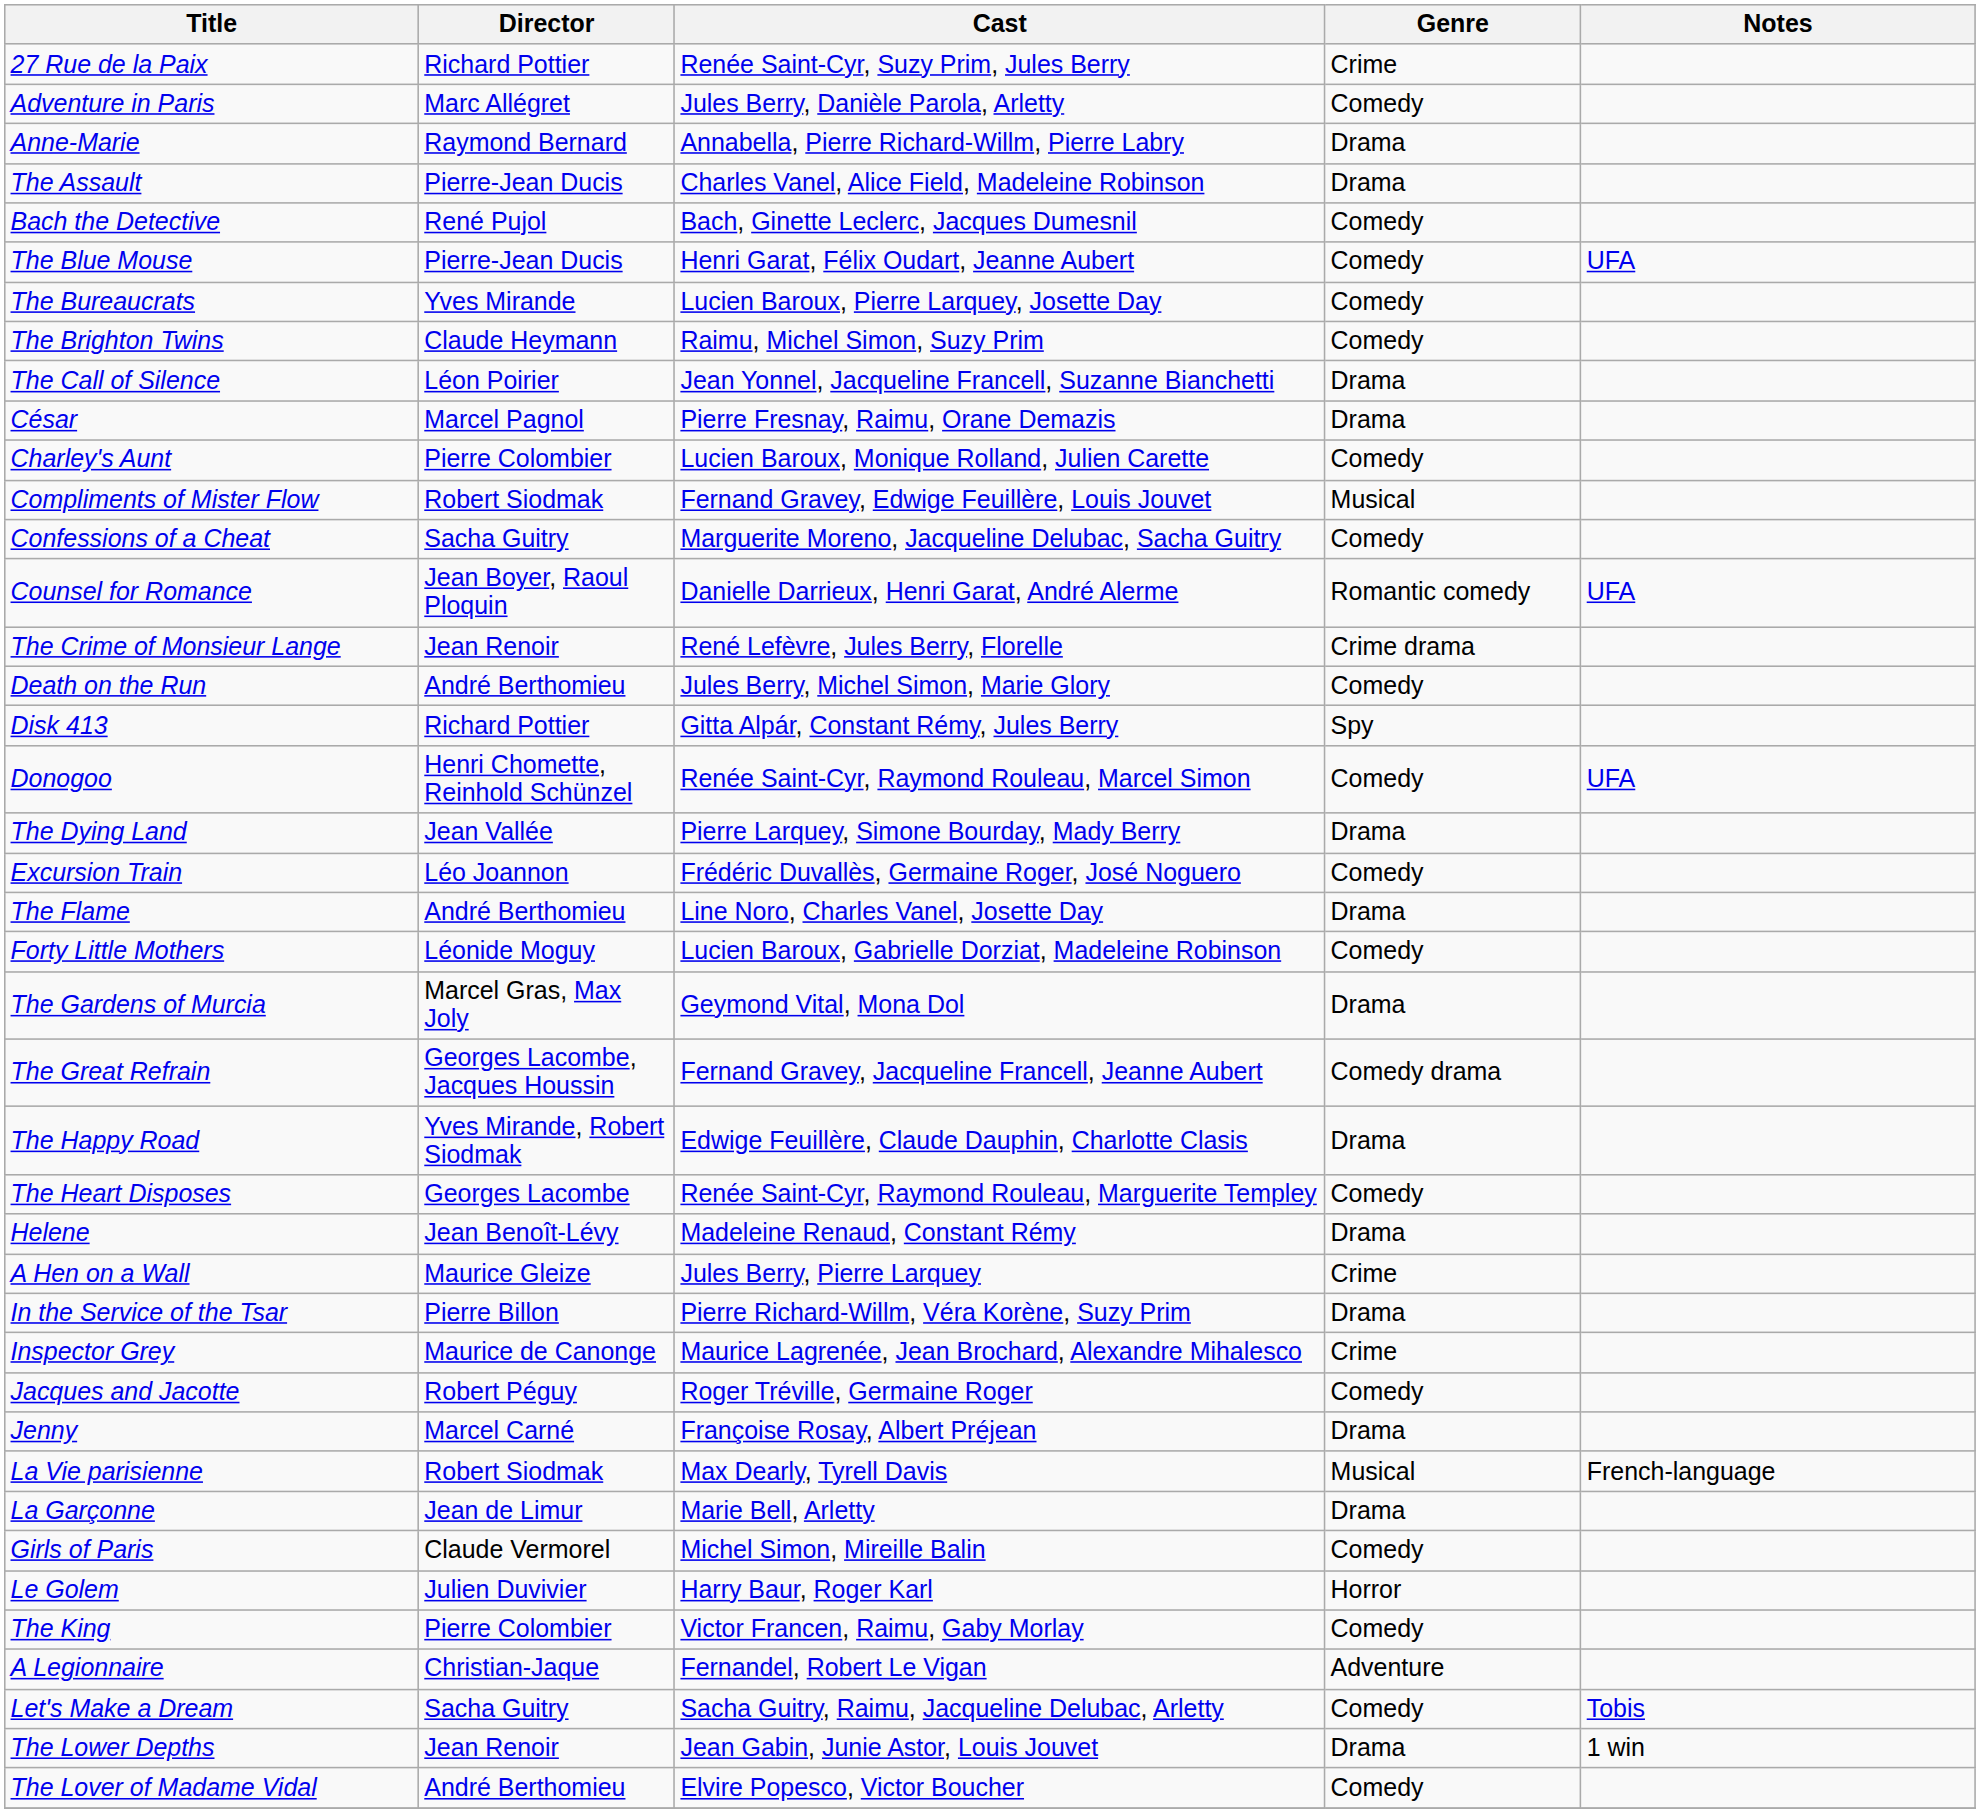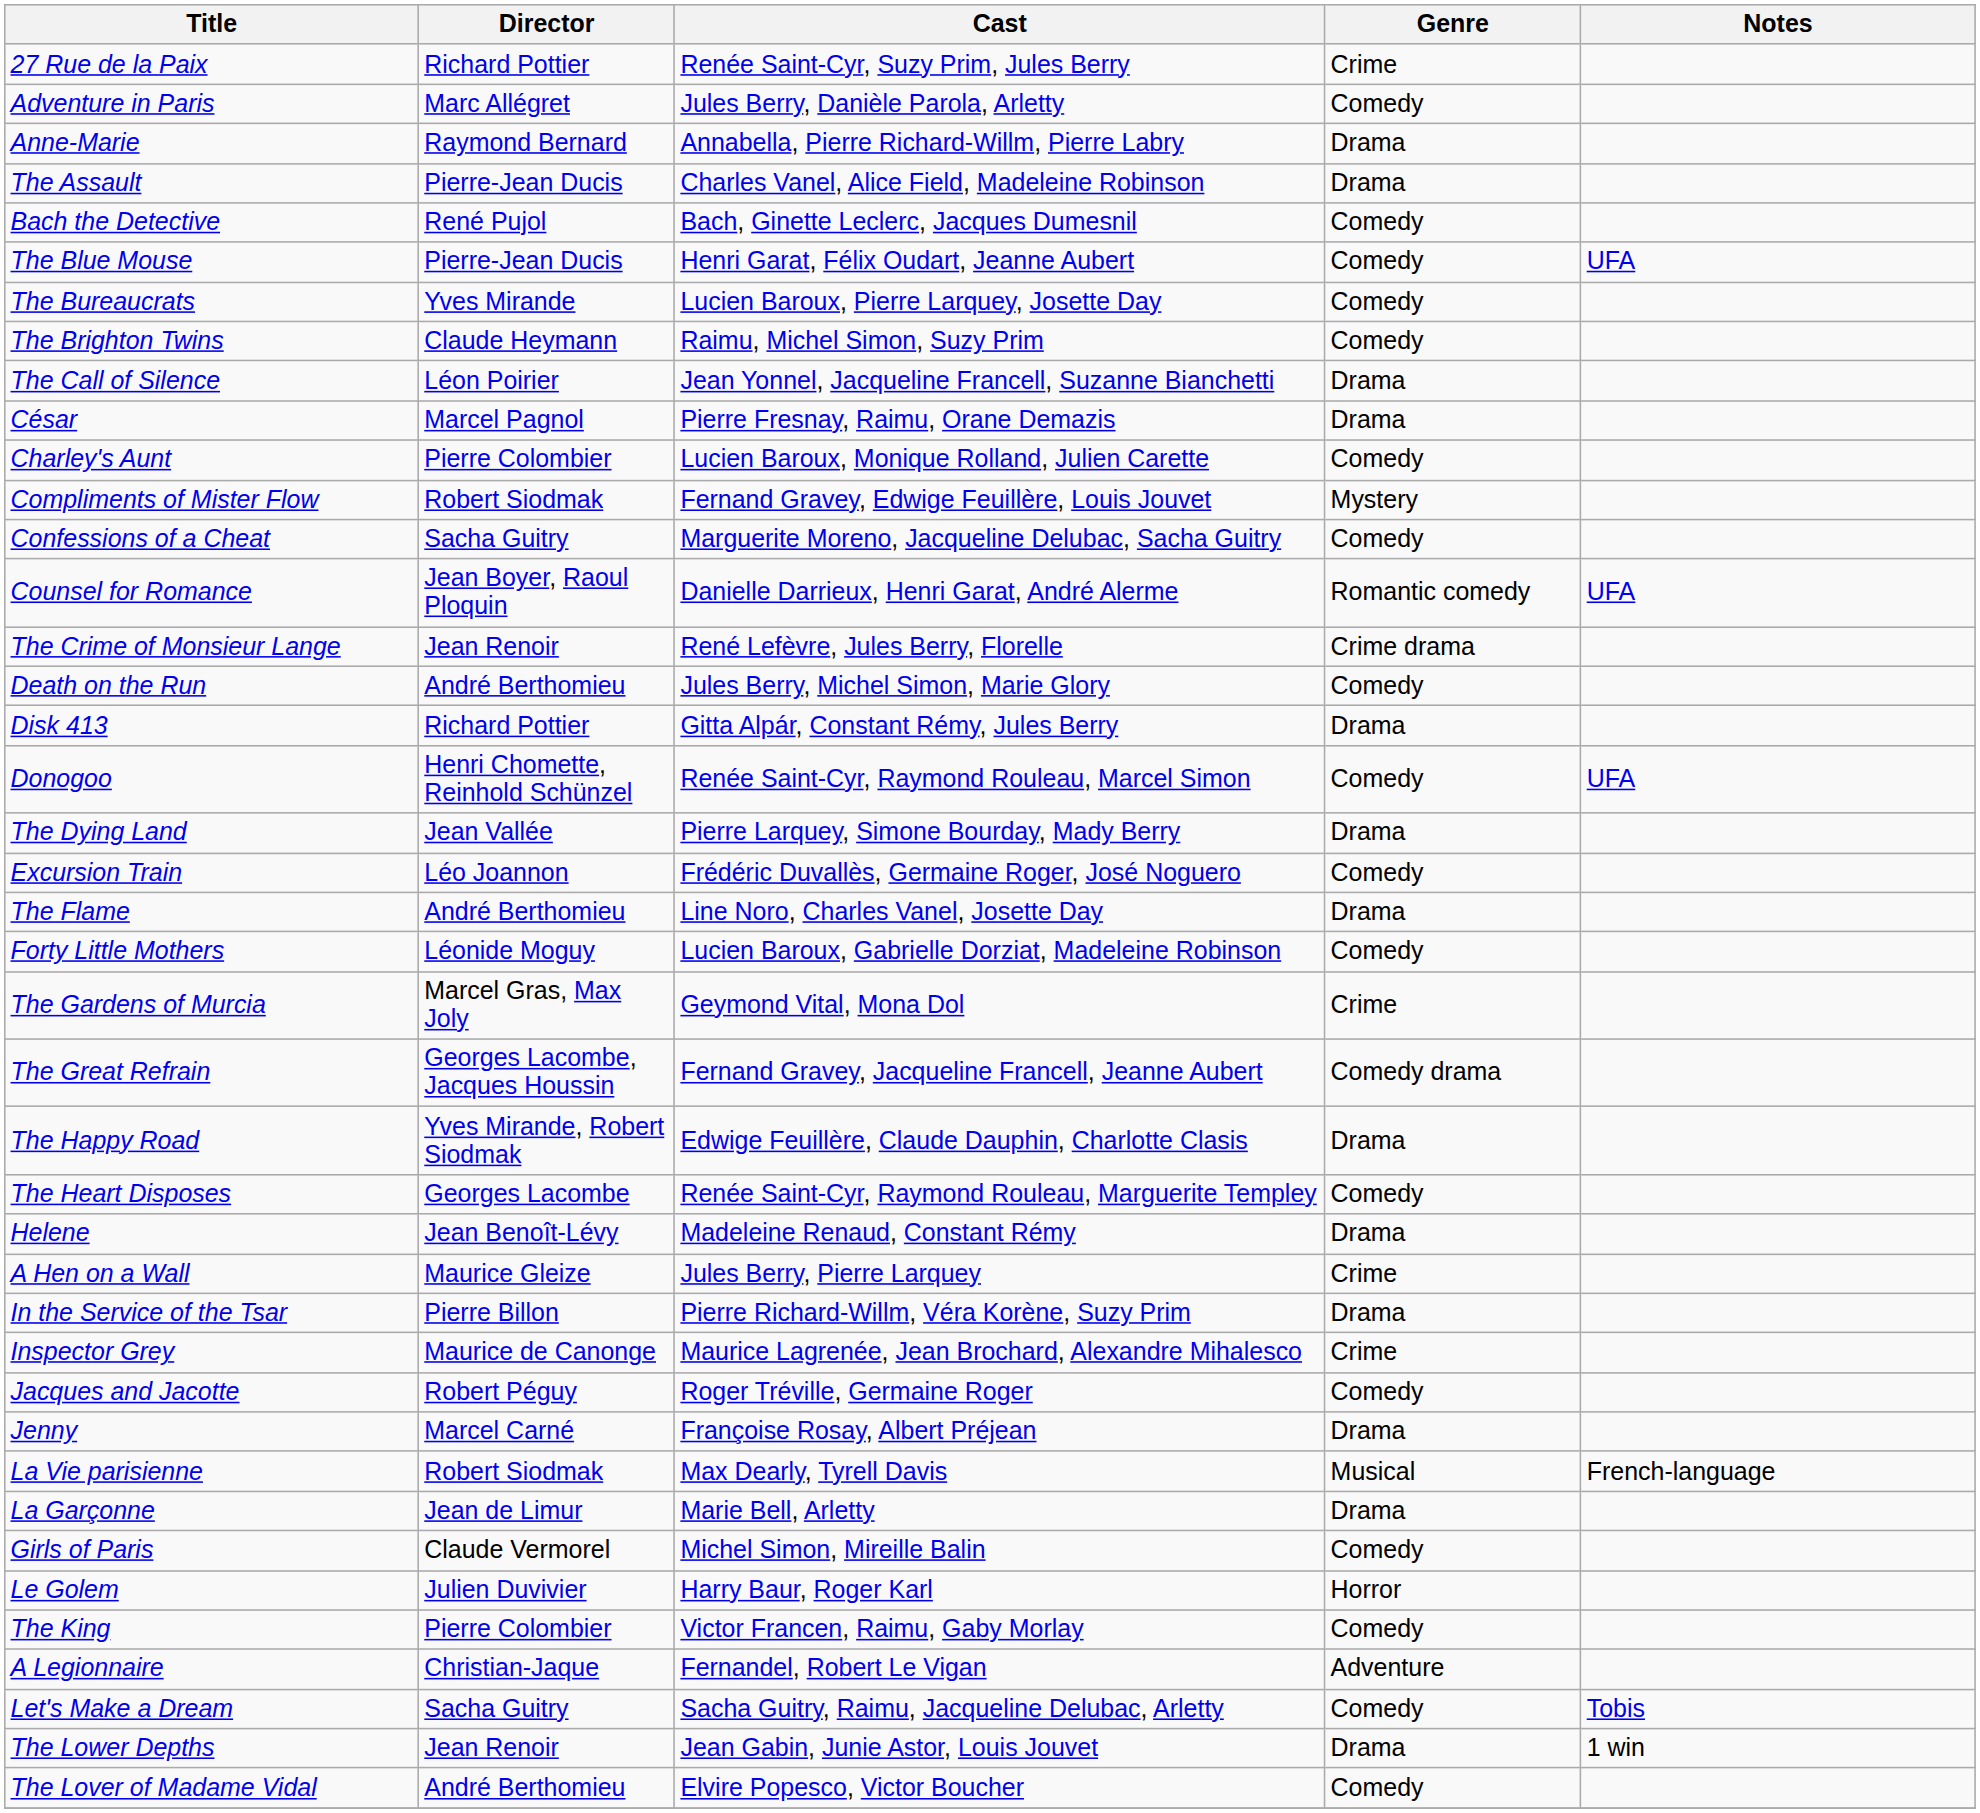(1373, 499) Musical -> (1374, 499) Mystery
(1352, 725) Spy -> (1368, 725) Drama
(1368, 1004) Drama -> (1364, 1004) Crime
